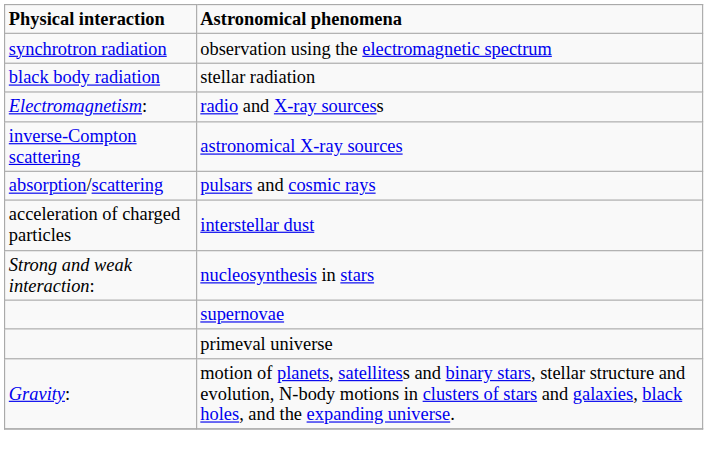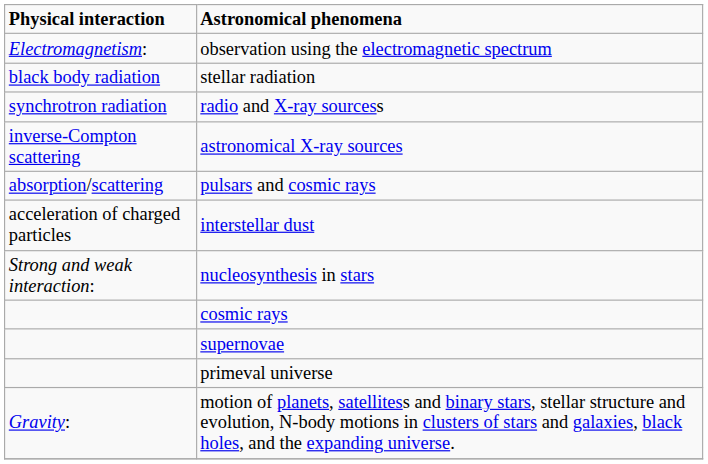(88, 48) synchrotron radiation -> (78, 48) Electromagnetism:
(78, 106) Electromagnetism: -> (88, 106) synchrotron radiation
+ row: (244, 314)
